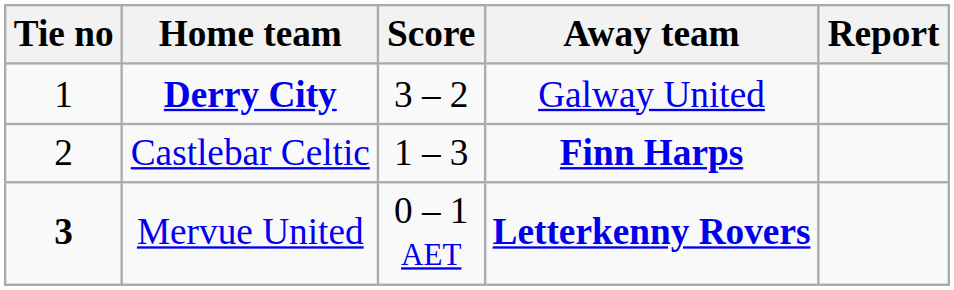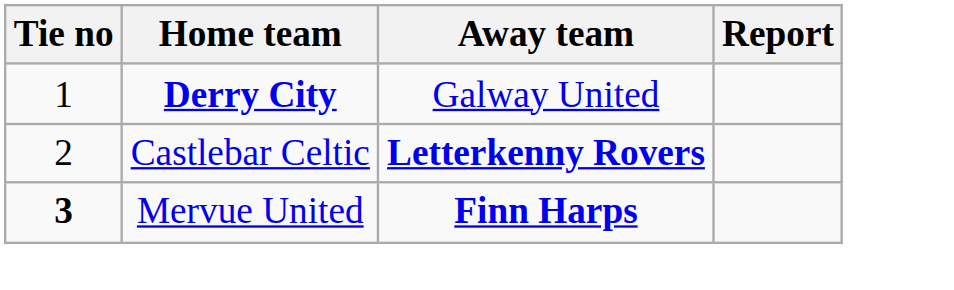- column: (431, 34)
(652, 152) Finn Harps -> (546, 152) Letterkenny Rovers
(652, 232) Letterkenny Rovers -> (546, 211) Finn Harps
